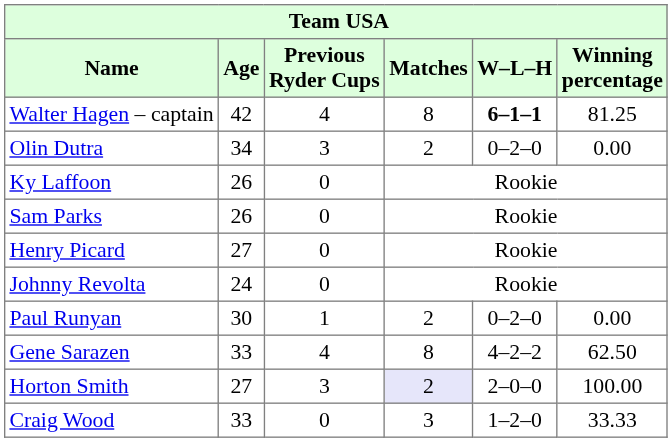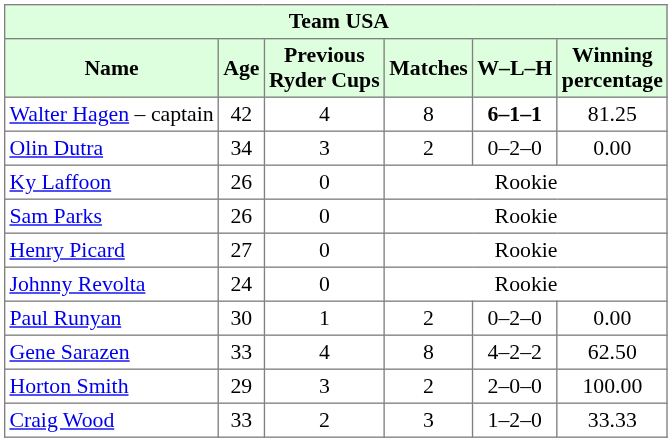(241, 385) 27 -> (241, 385) 29
(428, 385) lavender background -> (428, 385) no background
(324, 419) 0 -> (324, 419) 2
